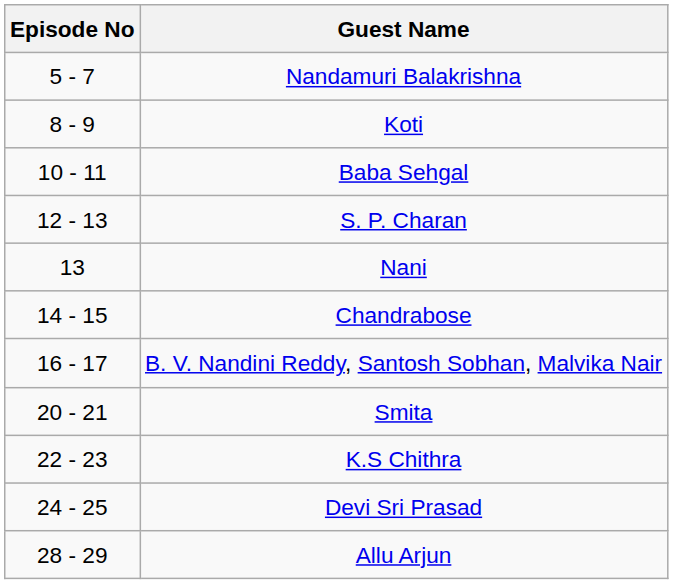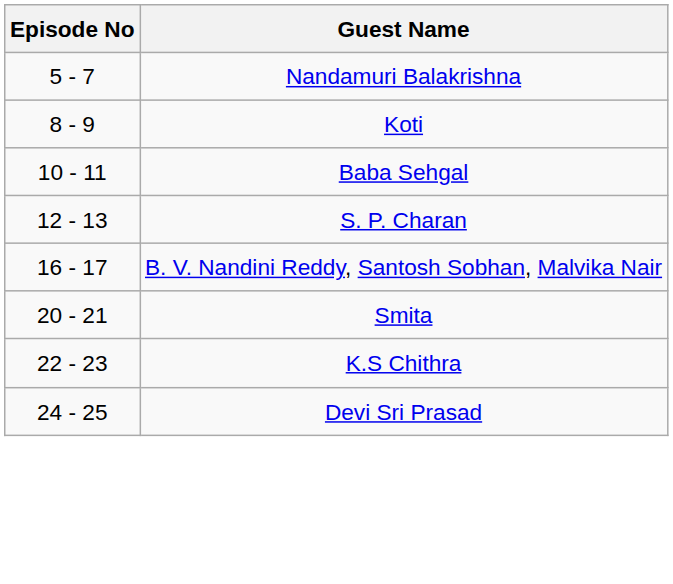- row: (404, 268)
- row: (404, 315)
- row: (404, 554)
